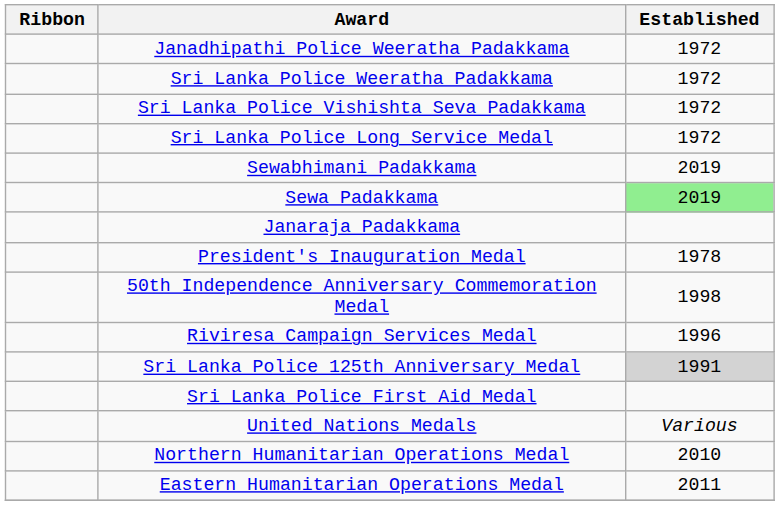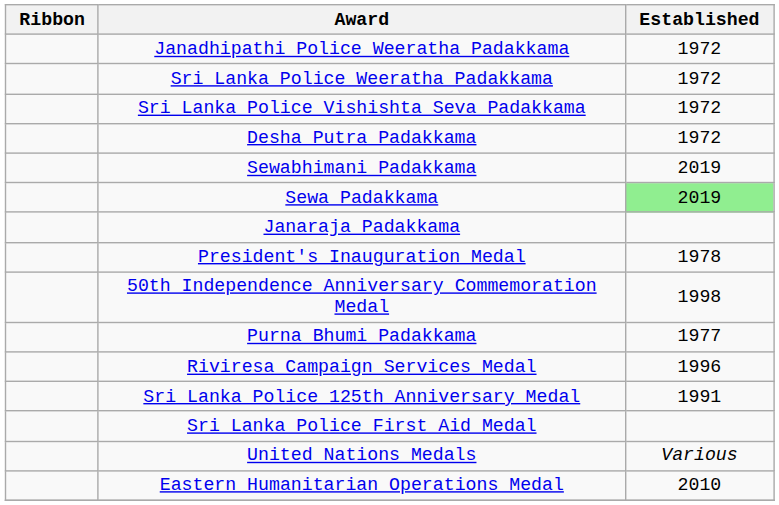- row: (362, 138)
+ row: (362, 138)
+ row: (362, 337)
(699, 367) lightgrey background -> (699, 396) no background
- row: (362, 456)
(699, 485) 2011 -> (699, 485) 2010
